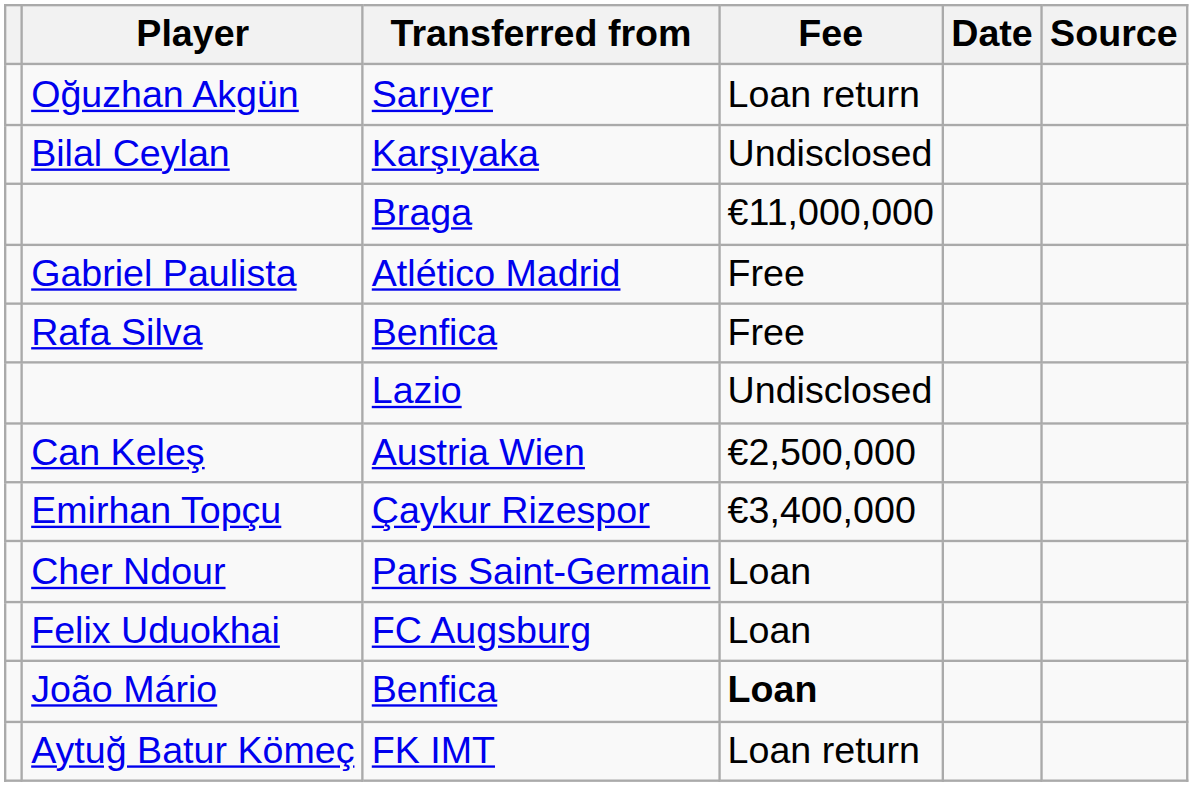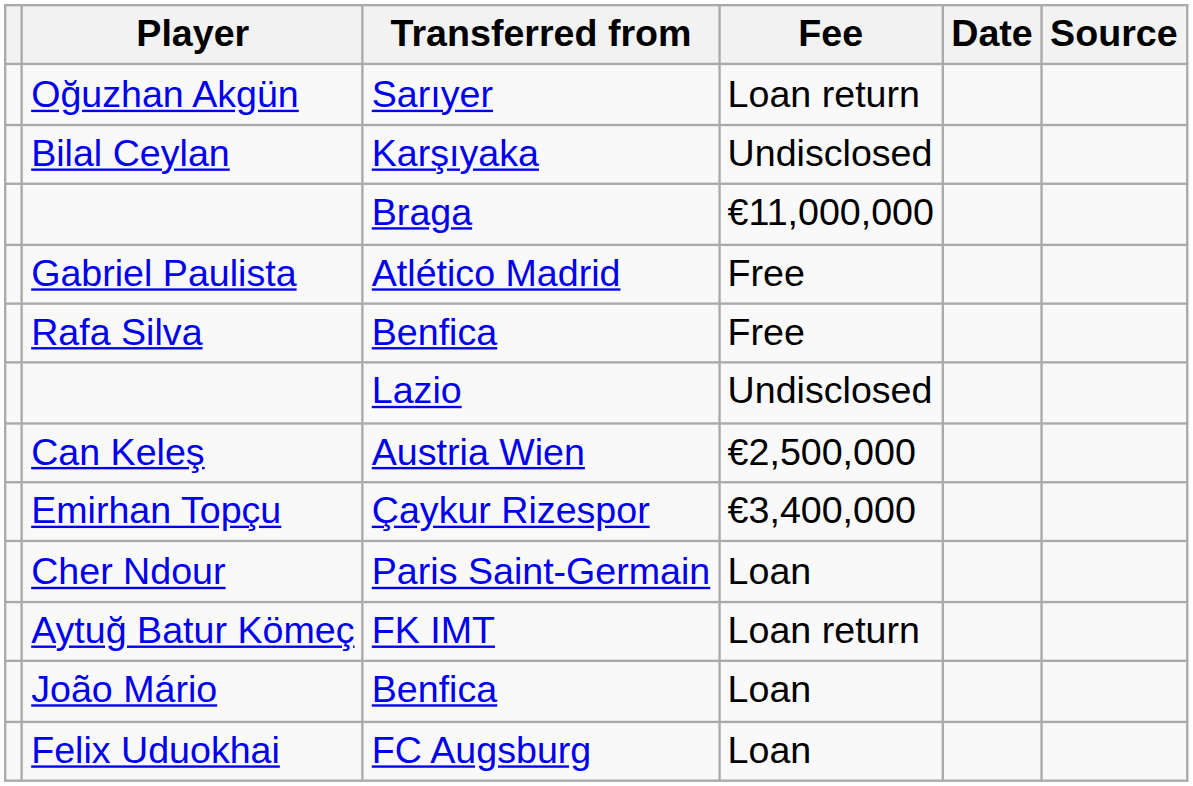rows swapped: (156, 630) <-> (193, 749)
(773, 690) bold -> (769, 690) normal
